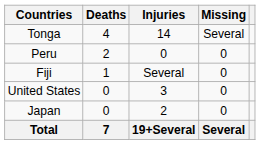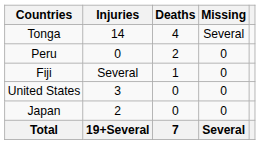columns swapped: (106, 15) <-> (164, 15)
